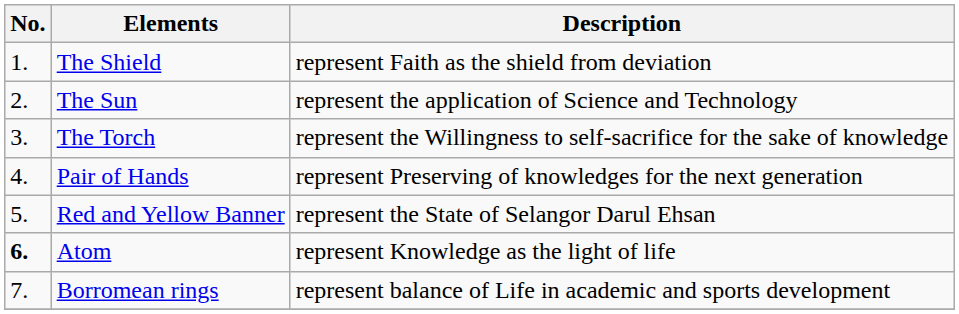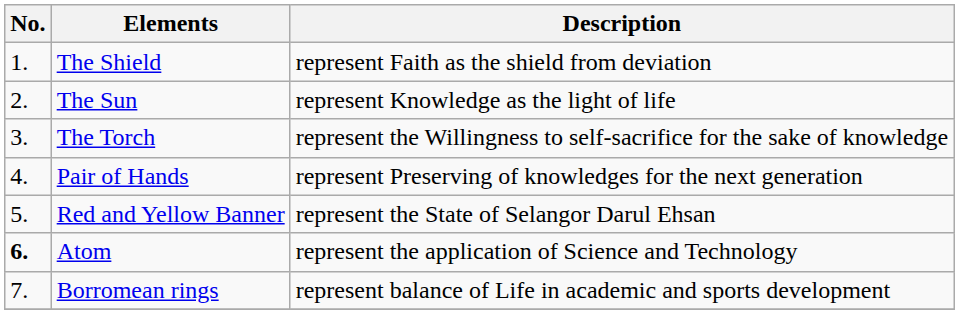(547, 99) represent the application of Science and Technology -> (486, 99) represent Knowledge as the light of life
(486, 251) represent Knowledge as the light of life -> (547, 251) represent the application of Science and Technology
